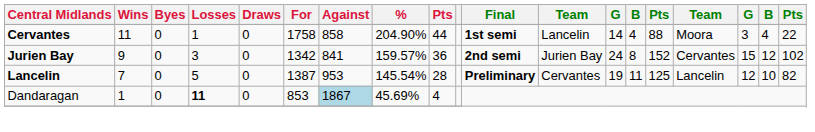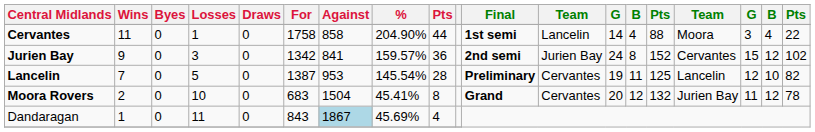+ row: (51, 96)
(198, 96) bold -> (198, 116) normal
(298, 96) 853 -> (298, 116) 843
